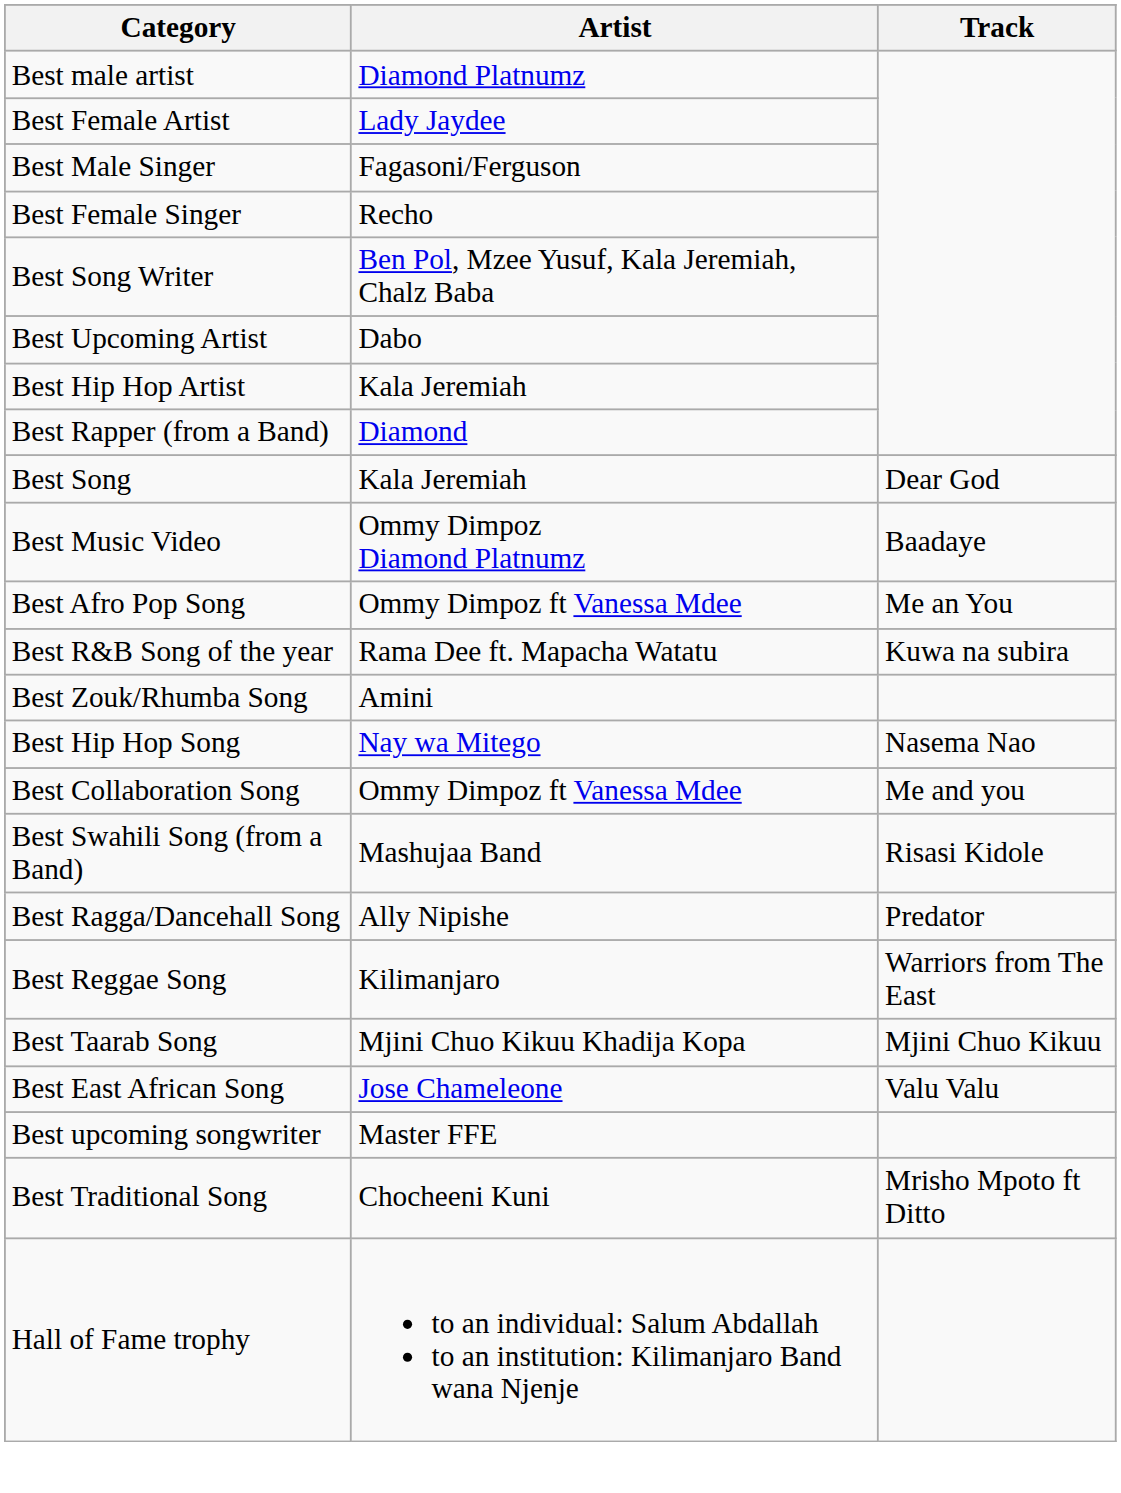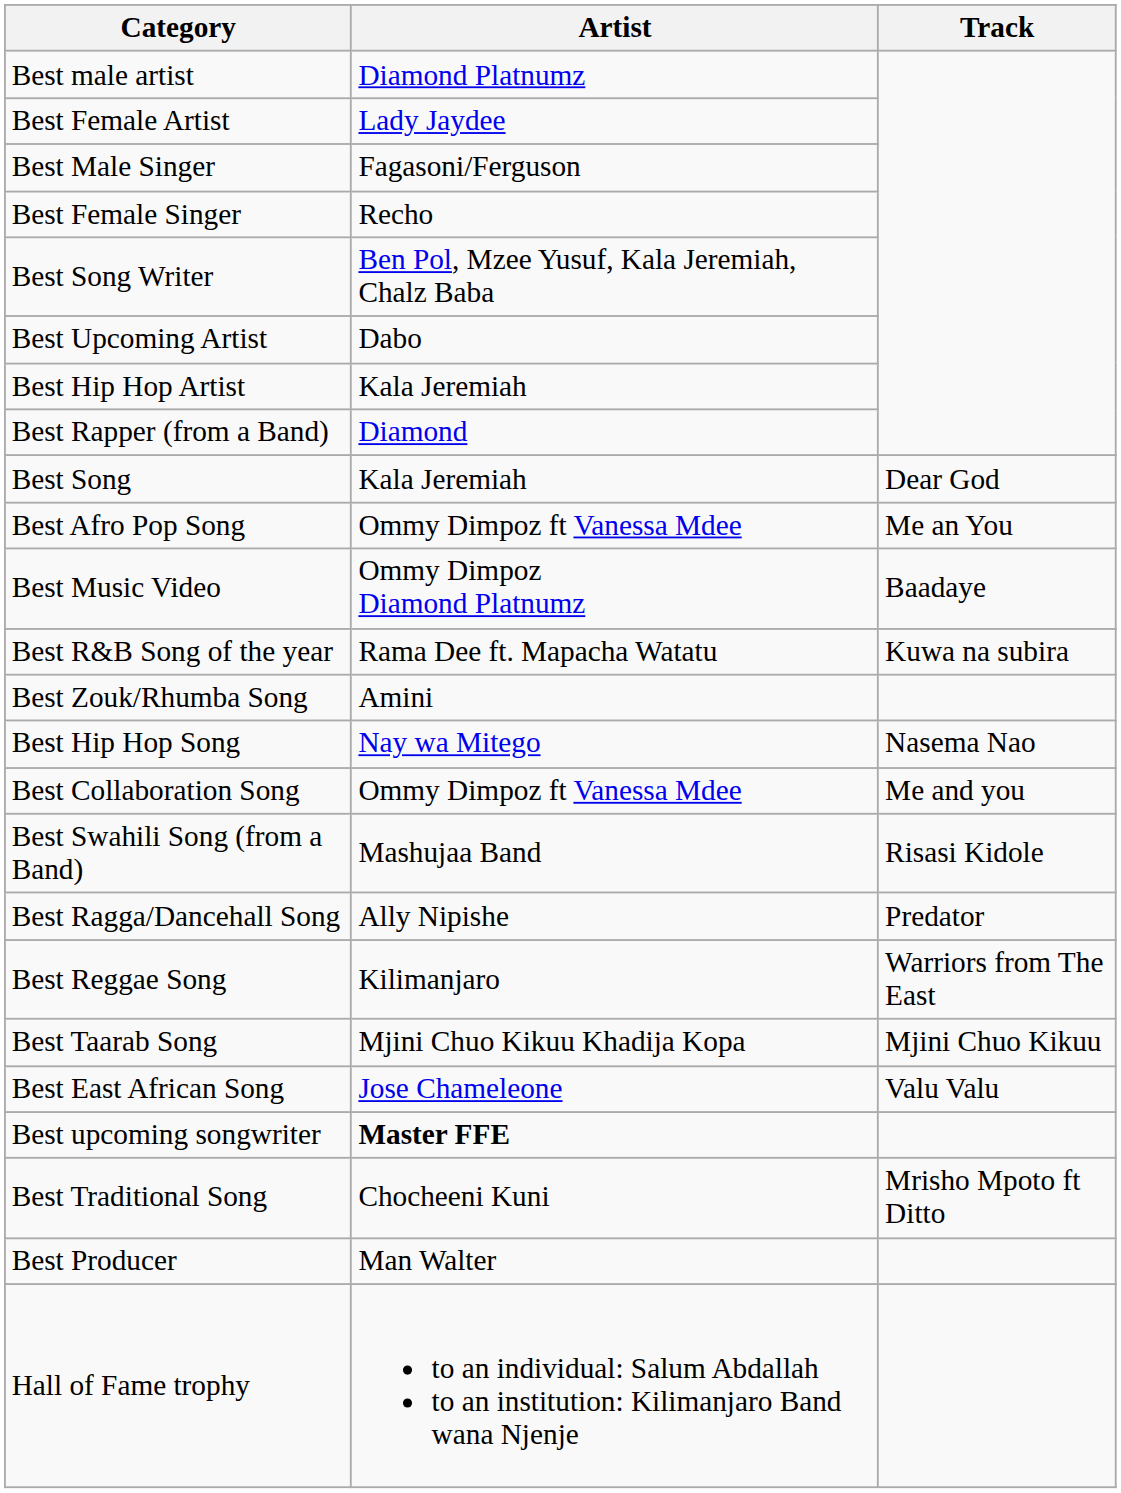rows swapped: (116, 541) <-> (128, 604)
(428, 1134) normal -> (434, 1134) bold
+ row: (94, 1260)
